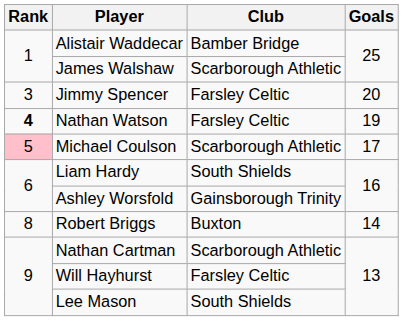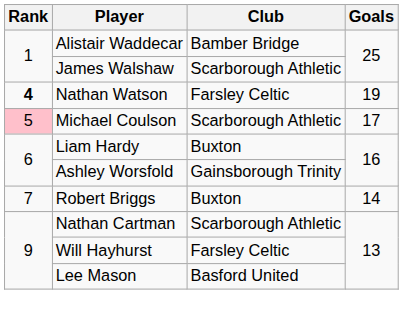- row: (112, 95)
(241, 172) South Shields -> (216, 146) Buxton
(28, 224) 8 -> (28, 198) 7
(241, 302) South Shields -> (244, 276) Basford United
